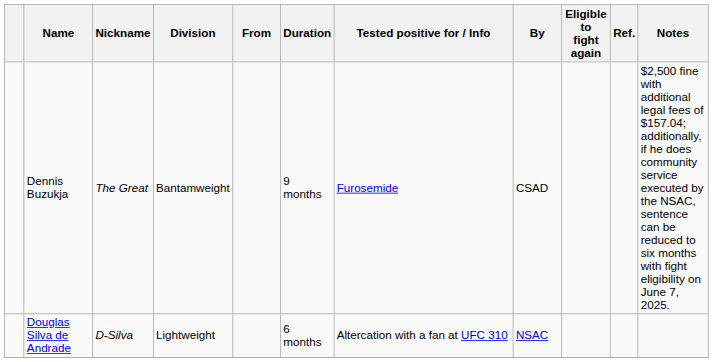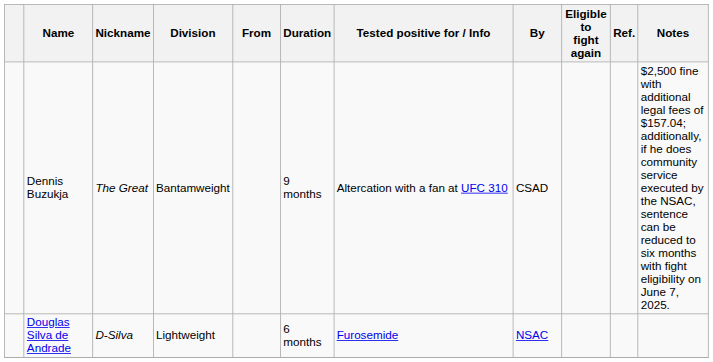(367, 188) Furosemide -> (422, 188) Altercation with a fan at UFC 310
(422, 336) Altercation with a fan at UFC 310 -> (367, 336) Furosemide
